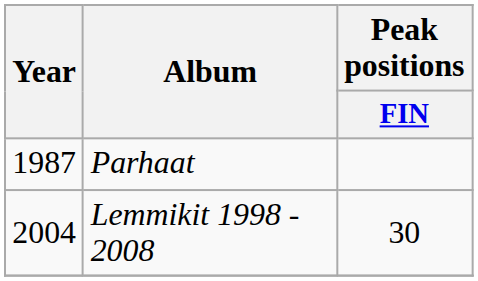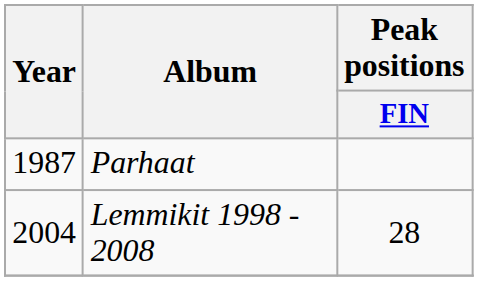(404, 231) 30 -> (404, 231) 28
